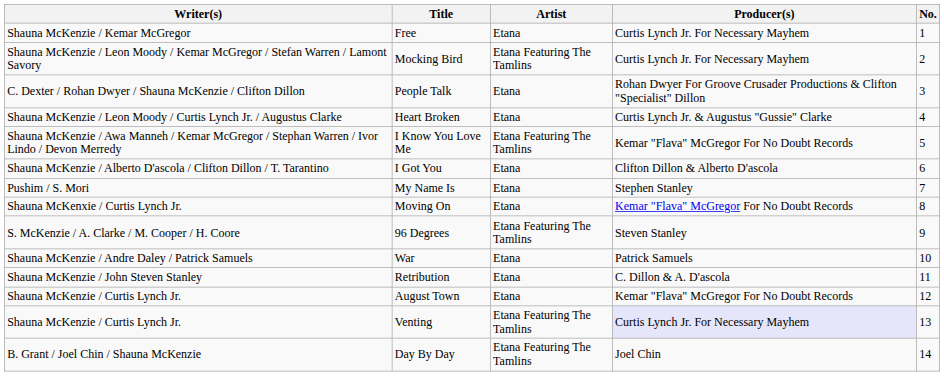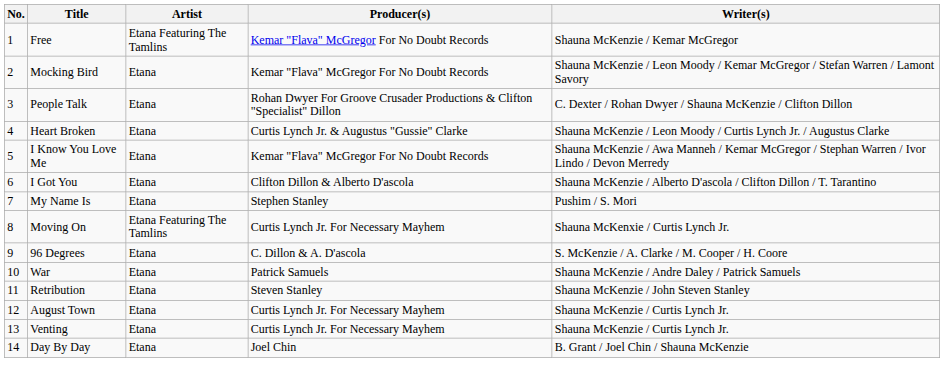columns swapped: (928, 14) <-> (198, 14)
(507, 33) Etana -> (178, 39) Etana Featuring The Tamlins
(712, 33) Curtis Lynch Jr. For Necessary Mayhem -> (370, 39) Kemar "Flava" McGregor For No Doubt Records
(542, 58) Etana Featuring The Tamlins -> (142, 72) Etana
(712, 58) Curtis Lynch Jr. For Necessary Mayhem -> (370, 72) Kemar "Flava" McGregor For No Doubt Records
(542, 142) Etana Featuring The Tamlins -> (142, 156) Etana
(507, 206) Etana -> (178, 227) Etana Featuring The Tamlins
(734, 206) Kemar "Flava" McGregor For No Doubt Records -> (348, 227) Curtis Lynch Jr. For Necessary Mayhem
(542, 232) Etana Featuring The Tamlins -> (142, 252) Etana
(651, 232) Steven Stanley -> (308, 252) C. Dillon & A. D'ascola
(673, 277) C. Dillon & A. D'ascola -> (286, 290) Steven Stanley
(734, 296) Kemar "Flava" McGregor For No Doubt Records -> (348, 309) Curtis Lynch Jr. For Necessary Mayhem
(542, 322) Etana Featuring The Tamlins -> (142, 328) Etana
(712, 322) lavender background -> (348, 328) no background
(542, 354) Etana Featuring The Tamlins -> (142, 347) Etana
